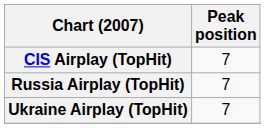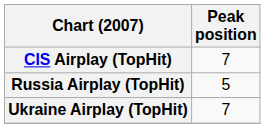(226, 85) 7 -> (226, 85) 5
